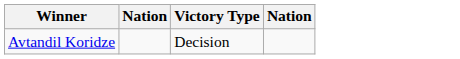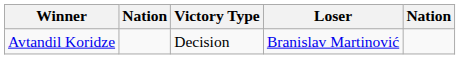+ column: (333, 16)
